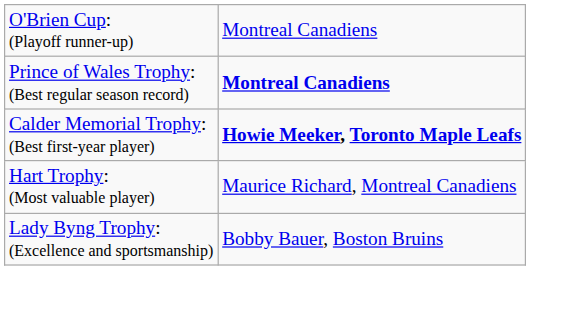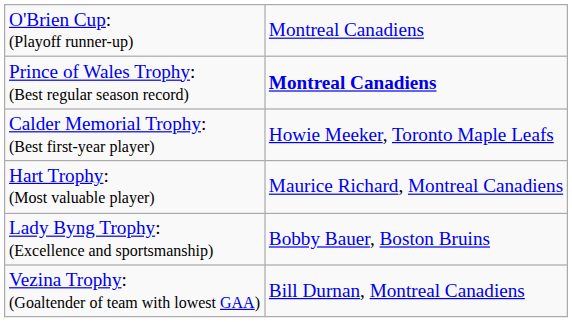(372, 134) bold -> (411, 134) normal
+ row: (135, 290)
